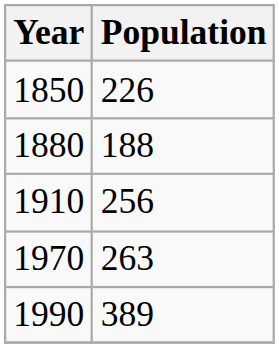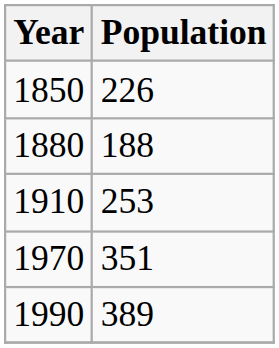(127, 201) 256 -> (127, 201) 253
(127, 257) 263 -> (127, 257) 351
